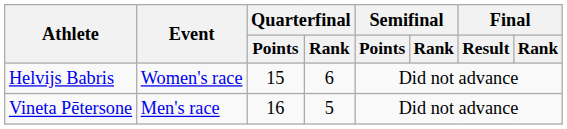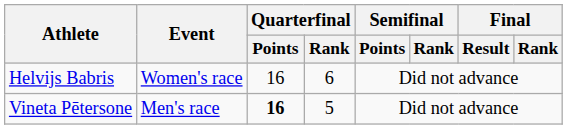(275, 78) 15 -> (275, 78) 16
(275, 108) normal -> (275, 108) bold
